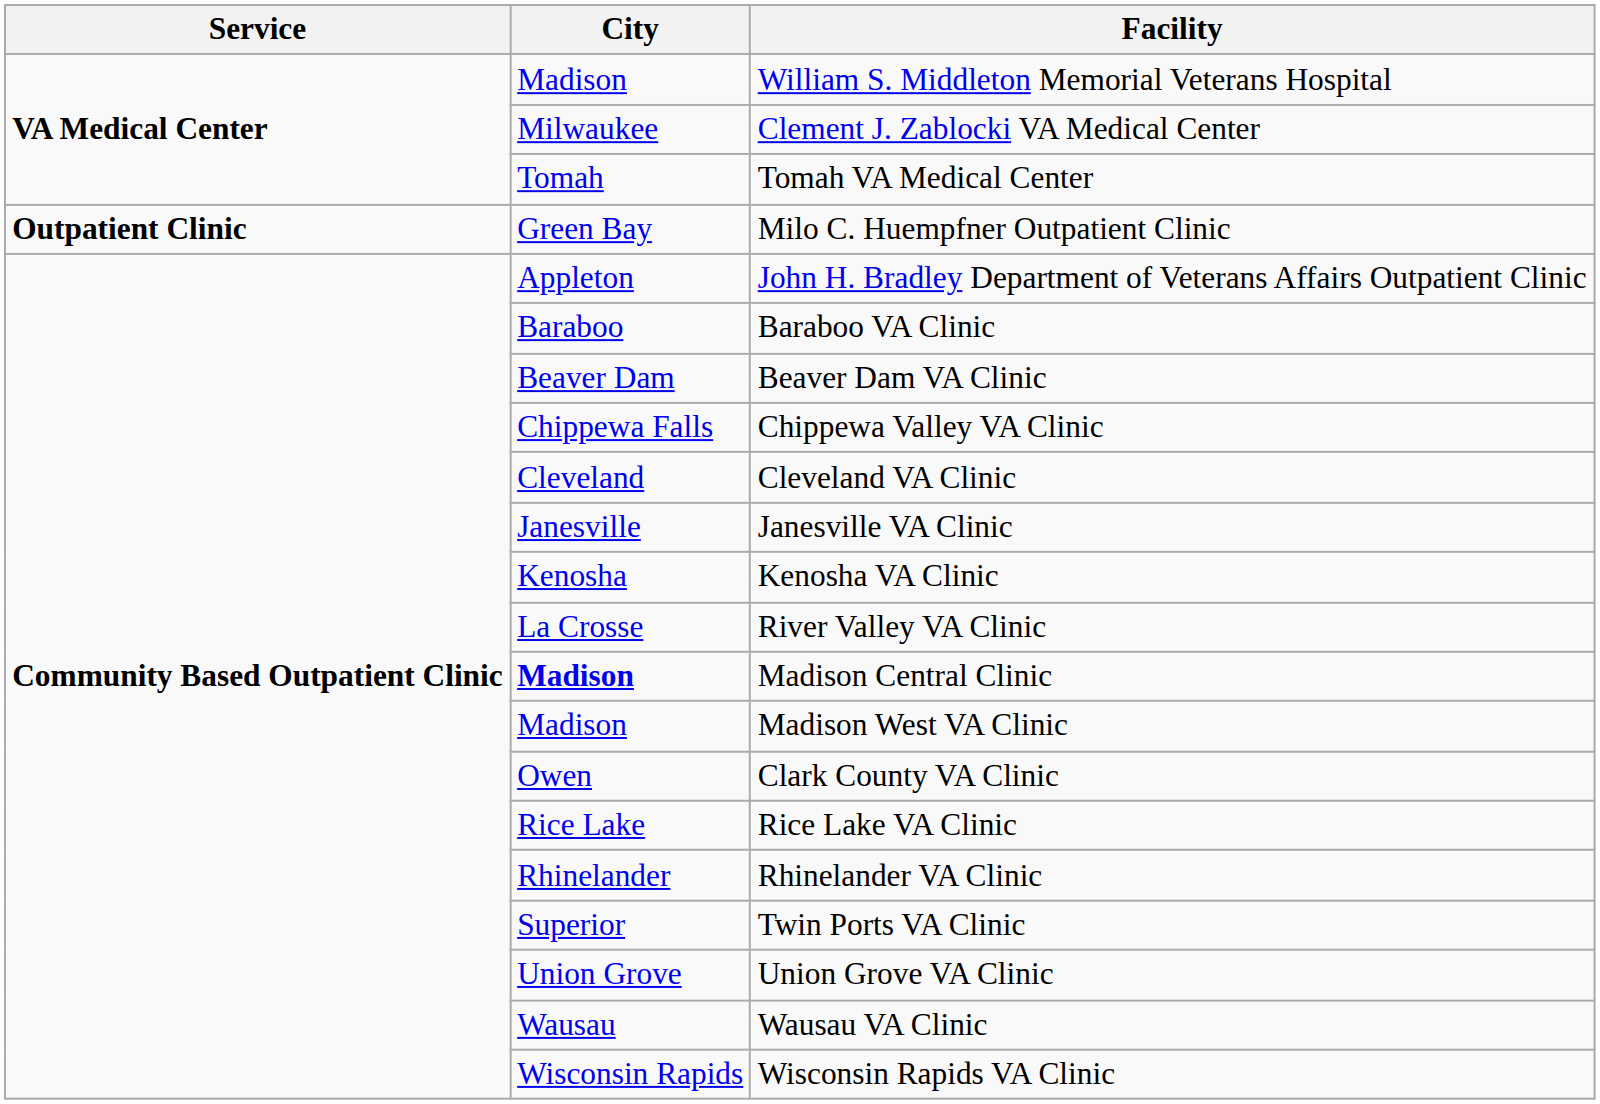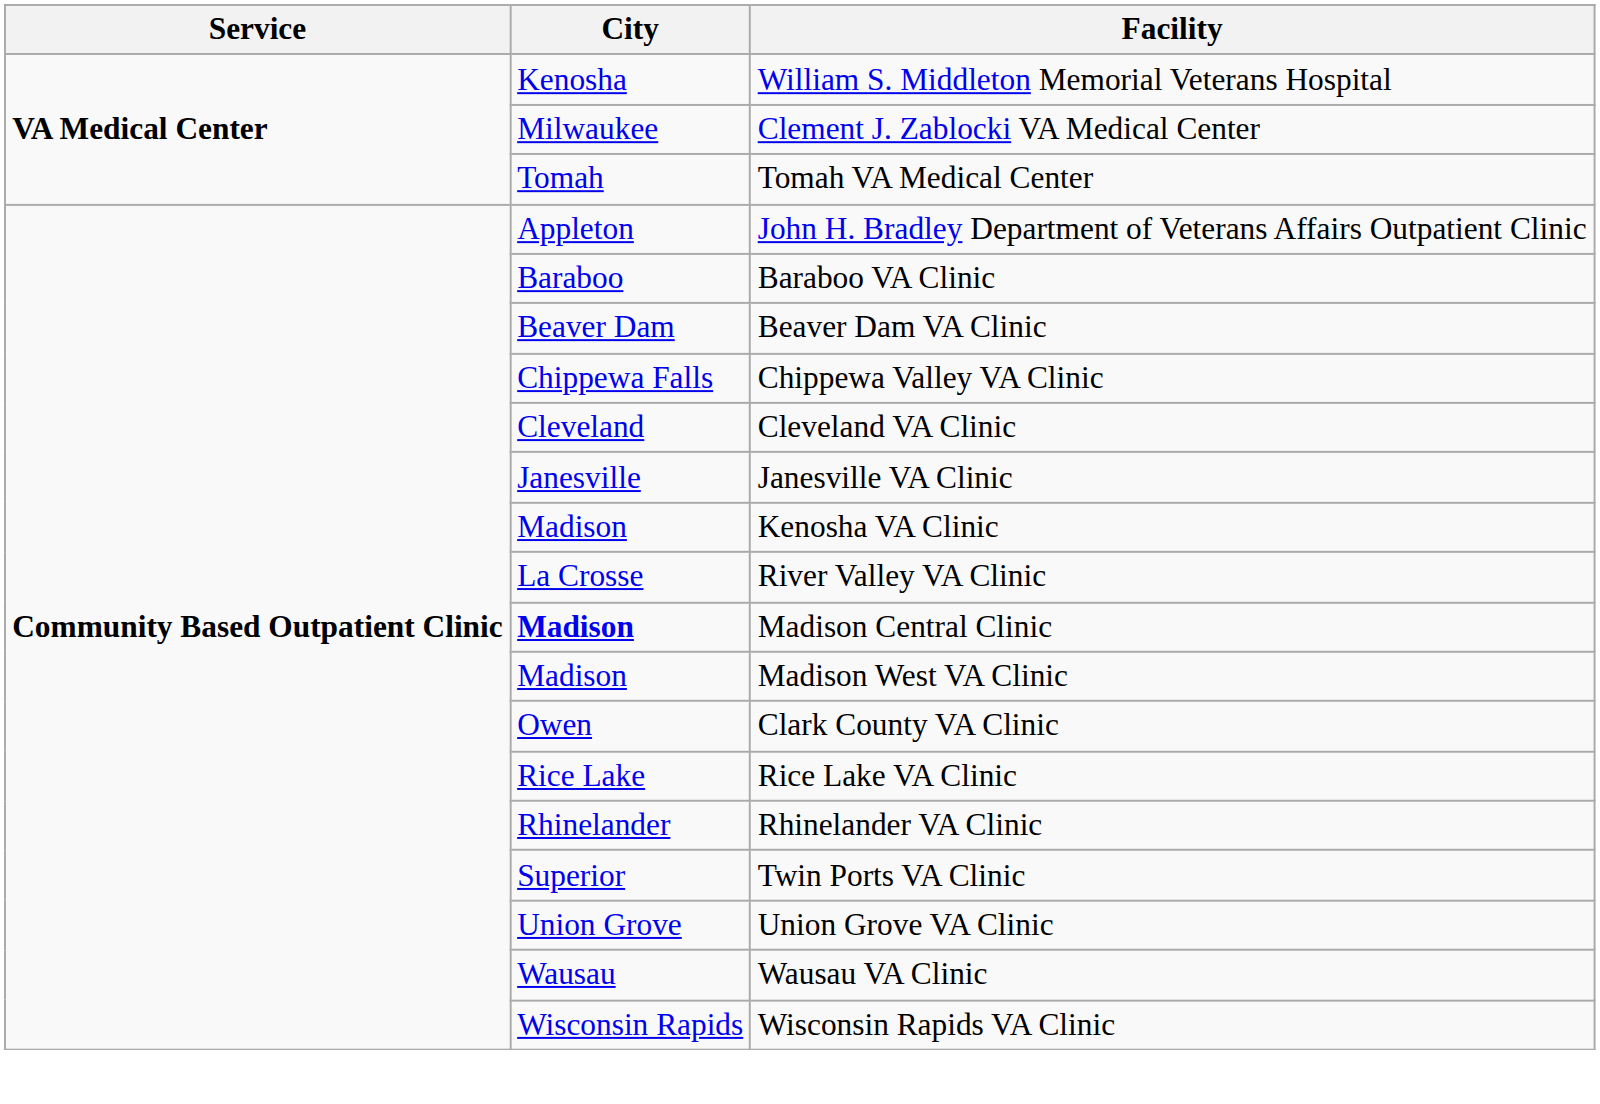(572, 79) Madison -> (572, 79) Kenosha
- row: (994, 228)
(572, 576) Kenosha -> (572, 526) Madison
